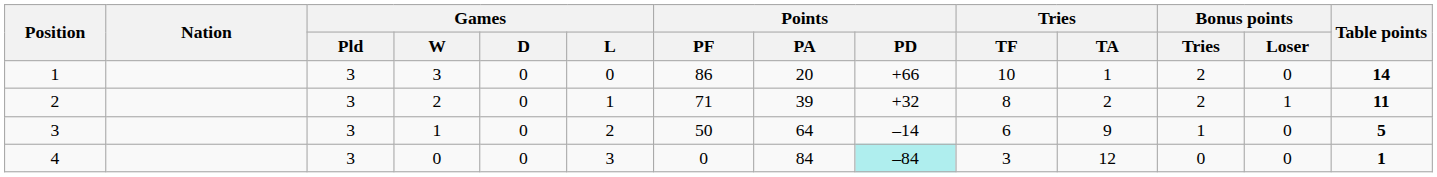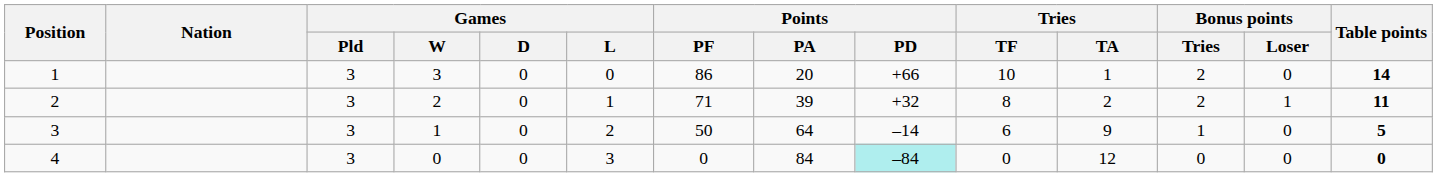(1006, 158) 3 -> (1006, 158) 0
(1381, 158) 1 -> (1381, 158) 0
